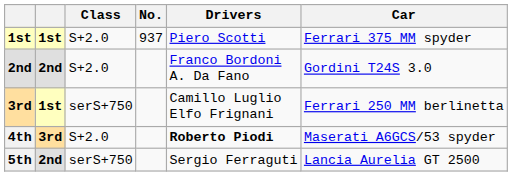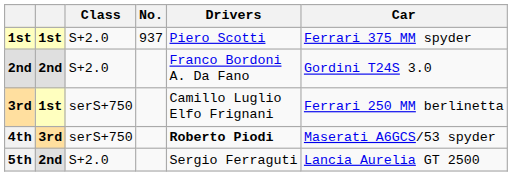(89, 137) S+2.0 -> (101, 137) serS+750
(101, 159) serS+750 -> (89, 159) S+2.0
